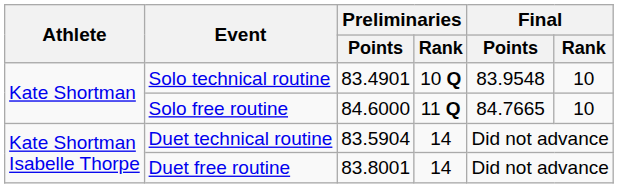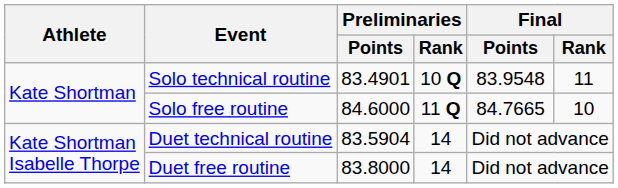(584, 78) 10 -> (584, 78) 11
(376, 169) 83.8001 -> (376, 169) 83.8000
